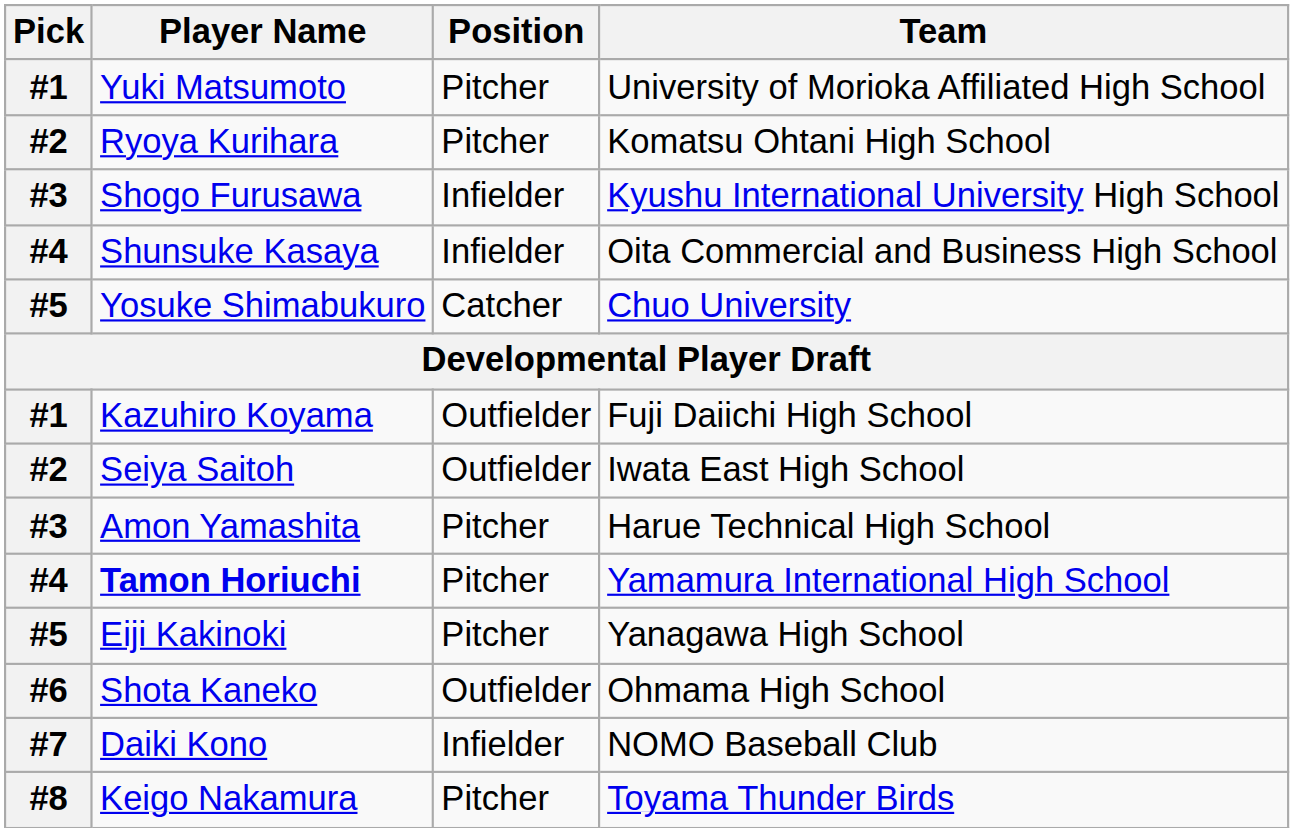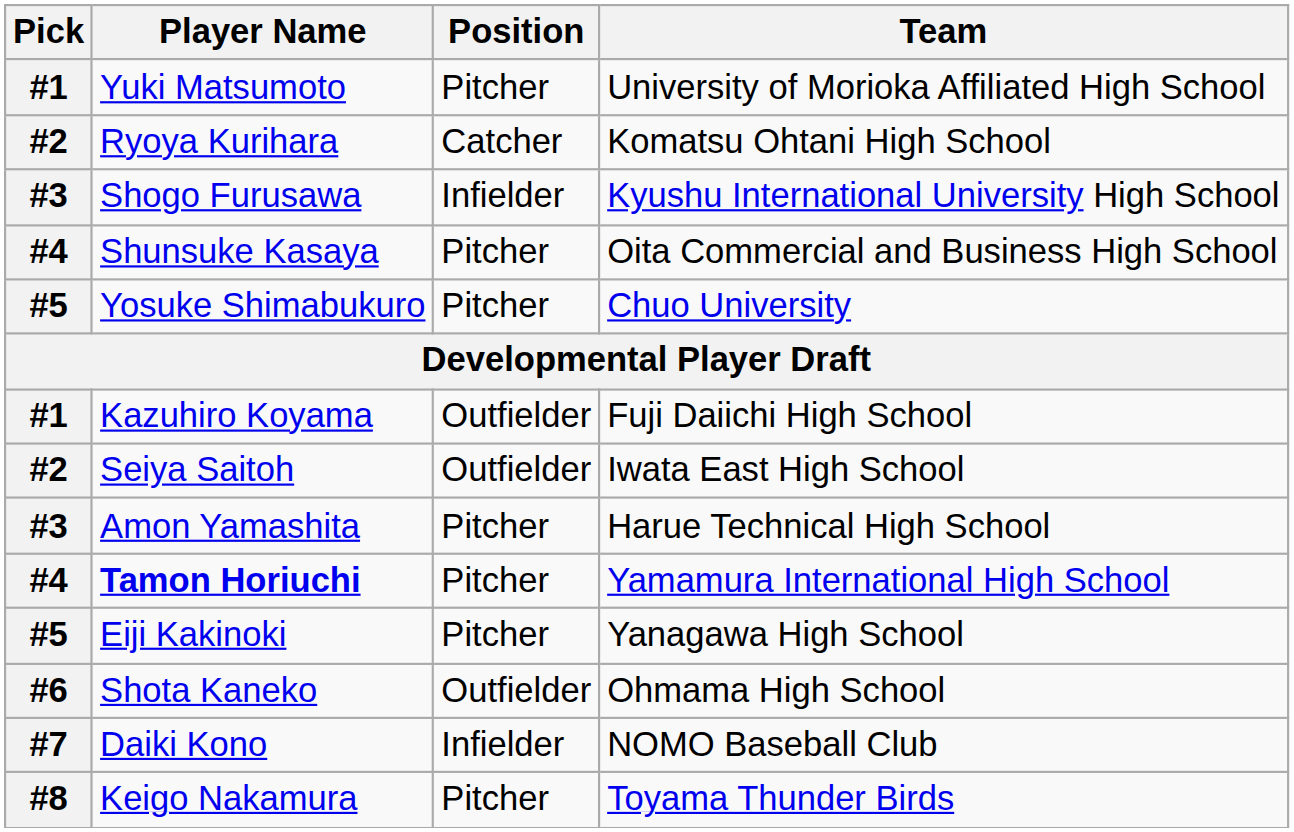(495, 141) Pitcher -> (502, 141) Catcher
(503, 251) Infielder -> (495, 251) Pitcher
(502, 305) Catcher -> (495, 305) Pitcher
